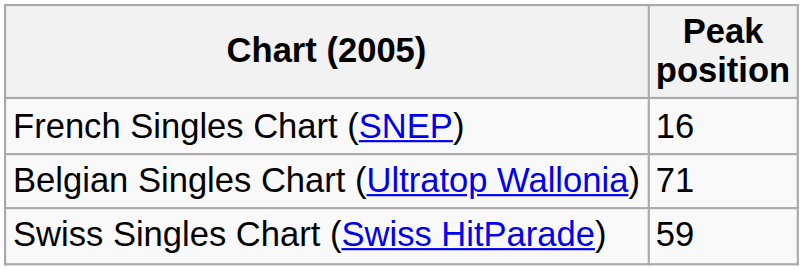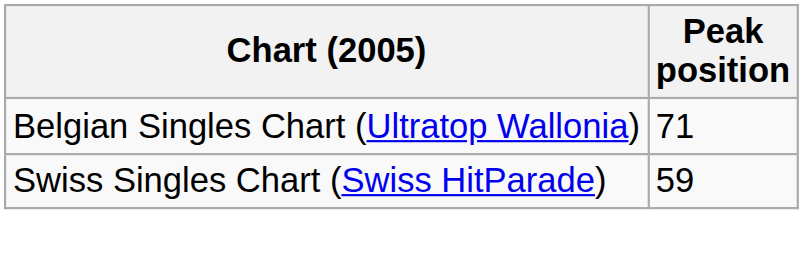- row: (239, 125)
